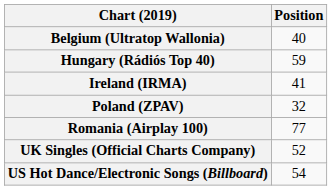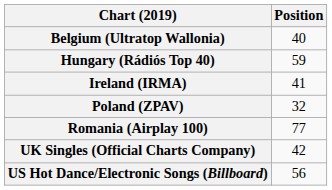(299, 151) 52 -> (299, 151) 42
(299, 173) 54 -> (299, 173) 56
